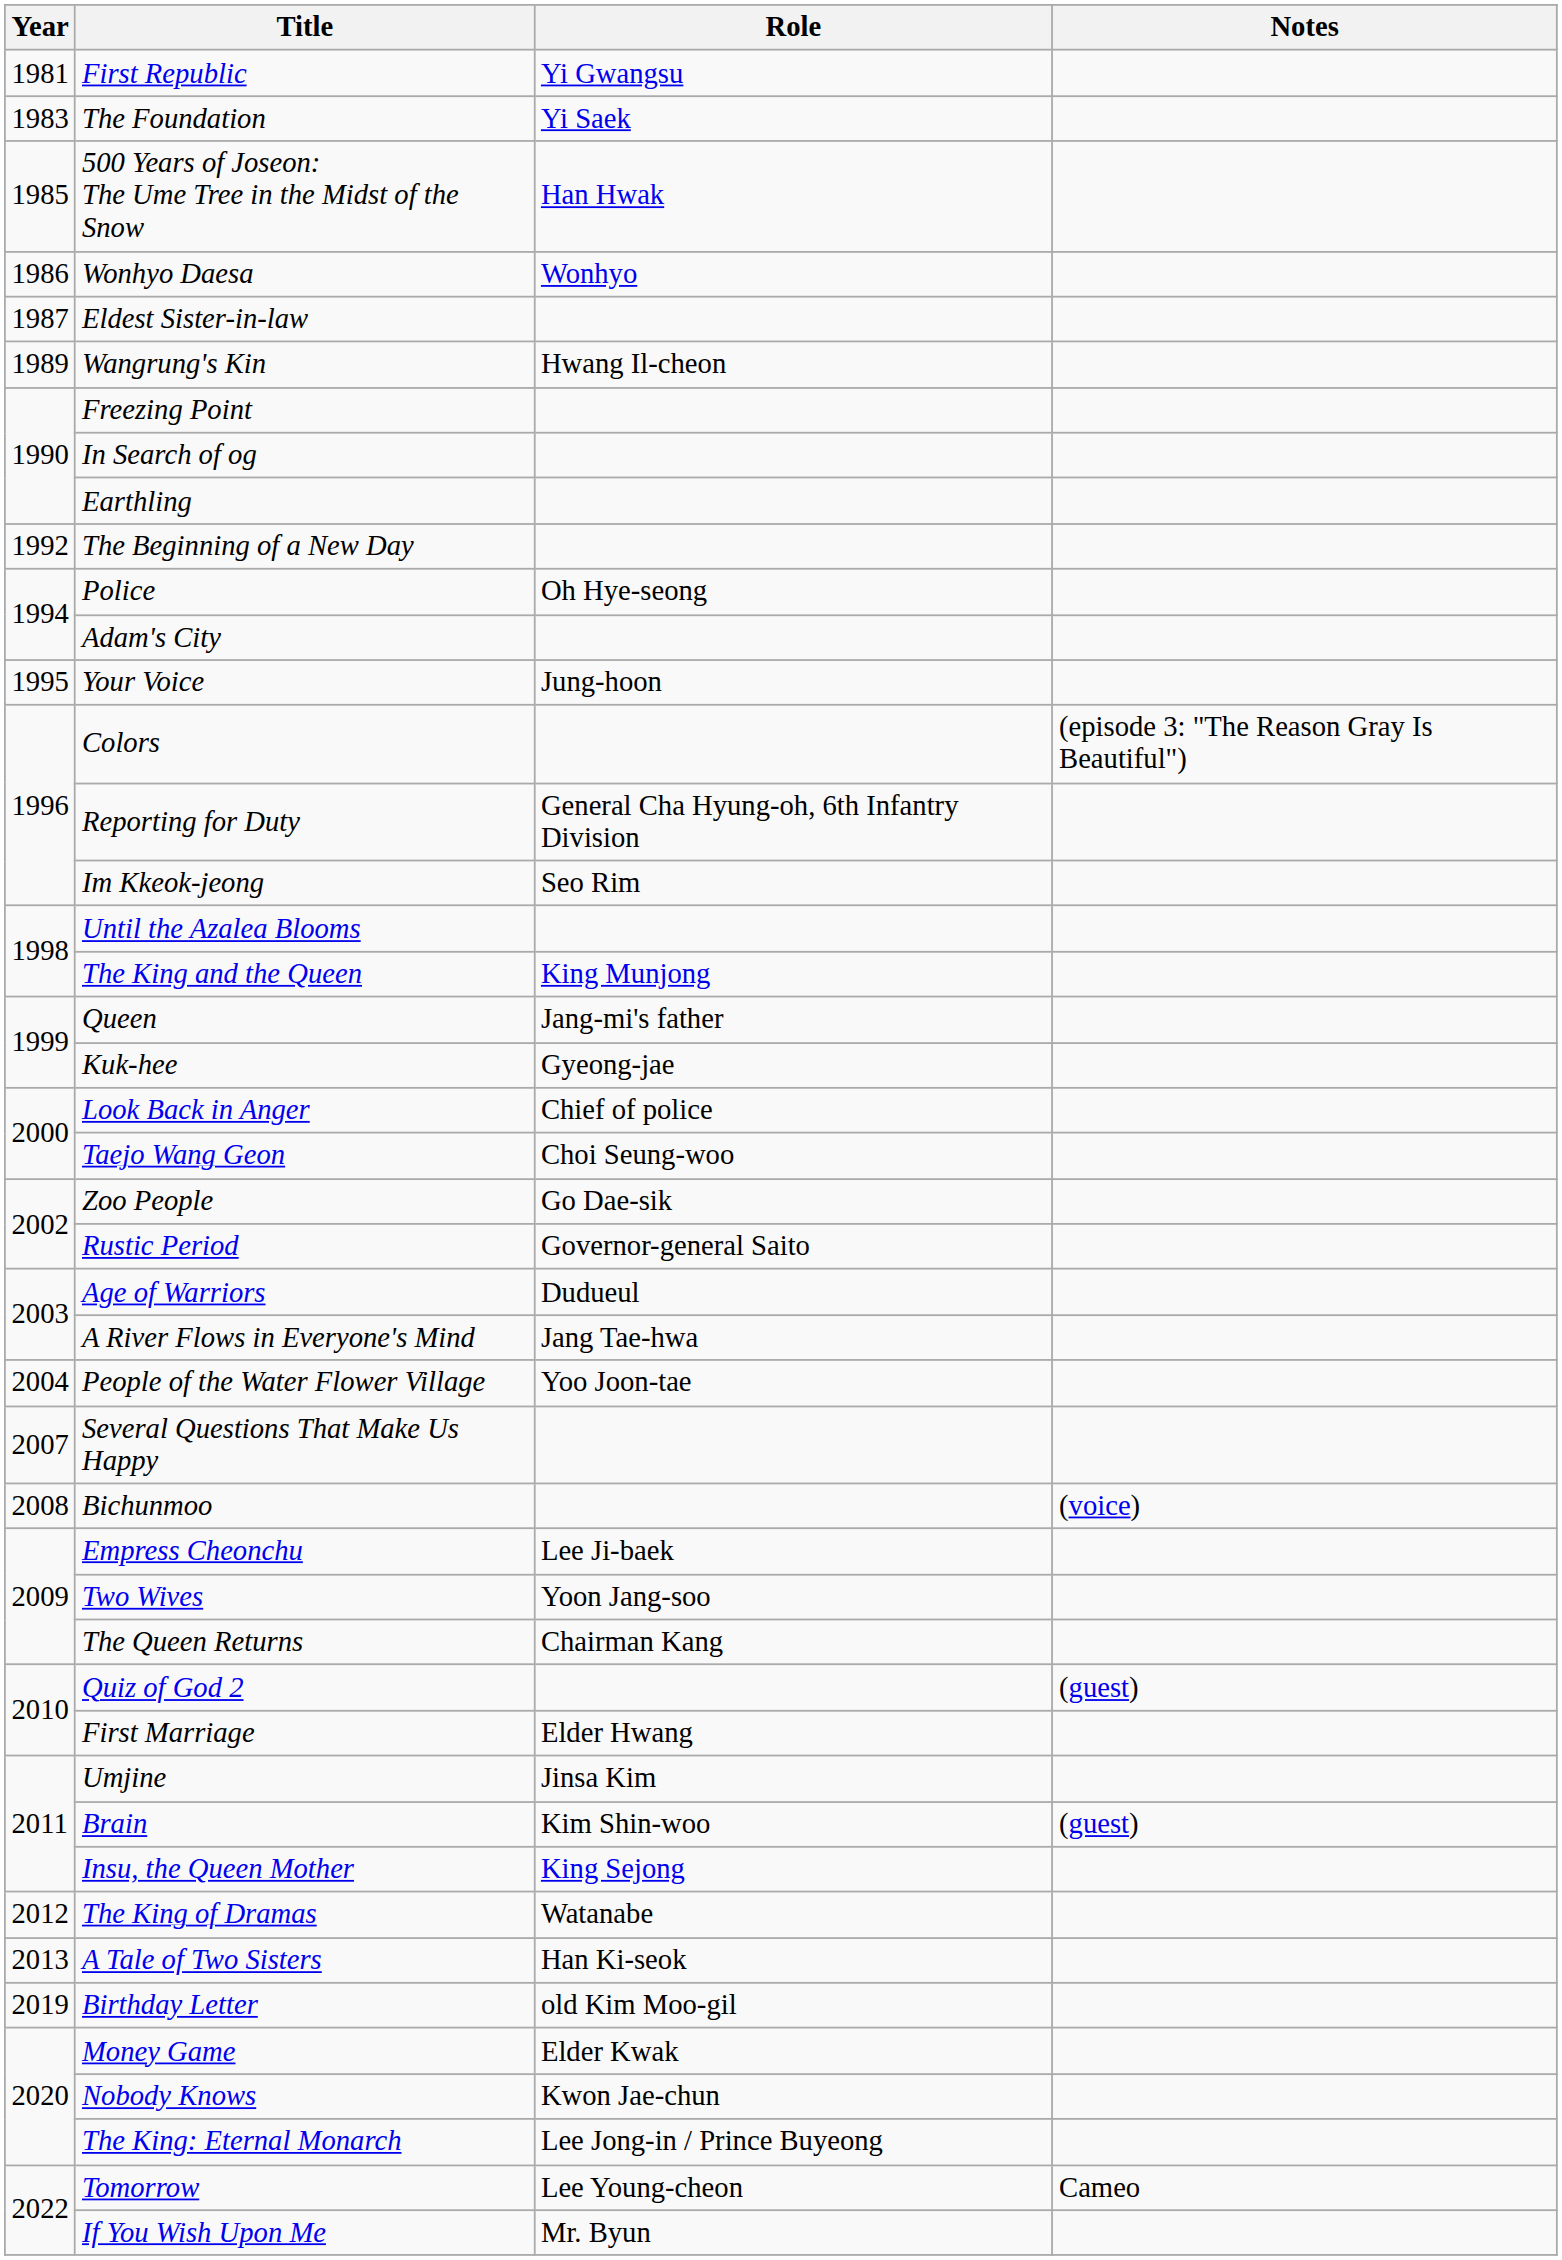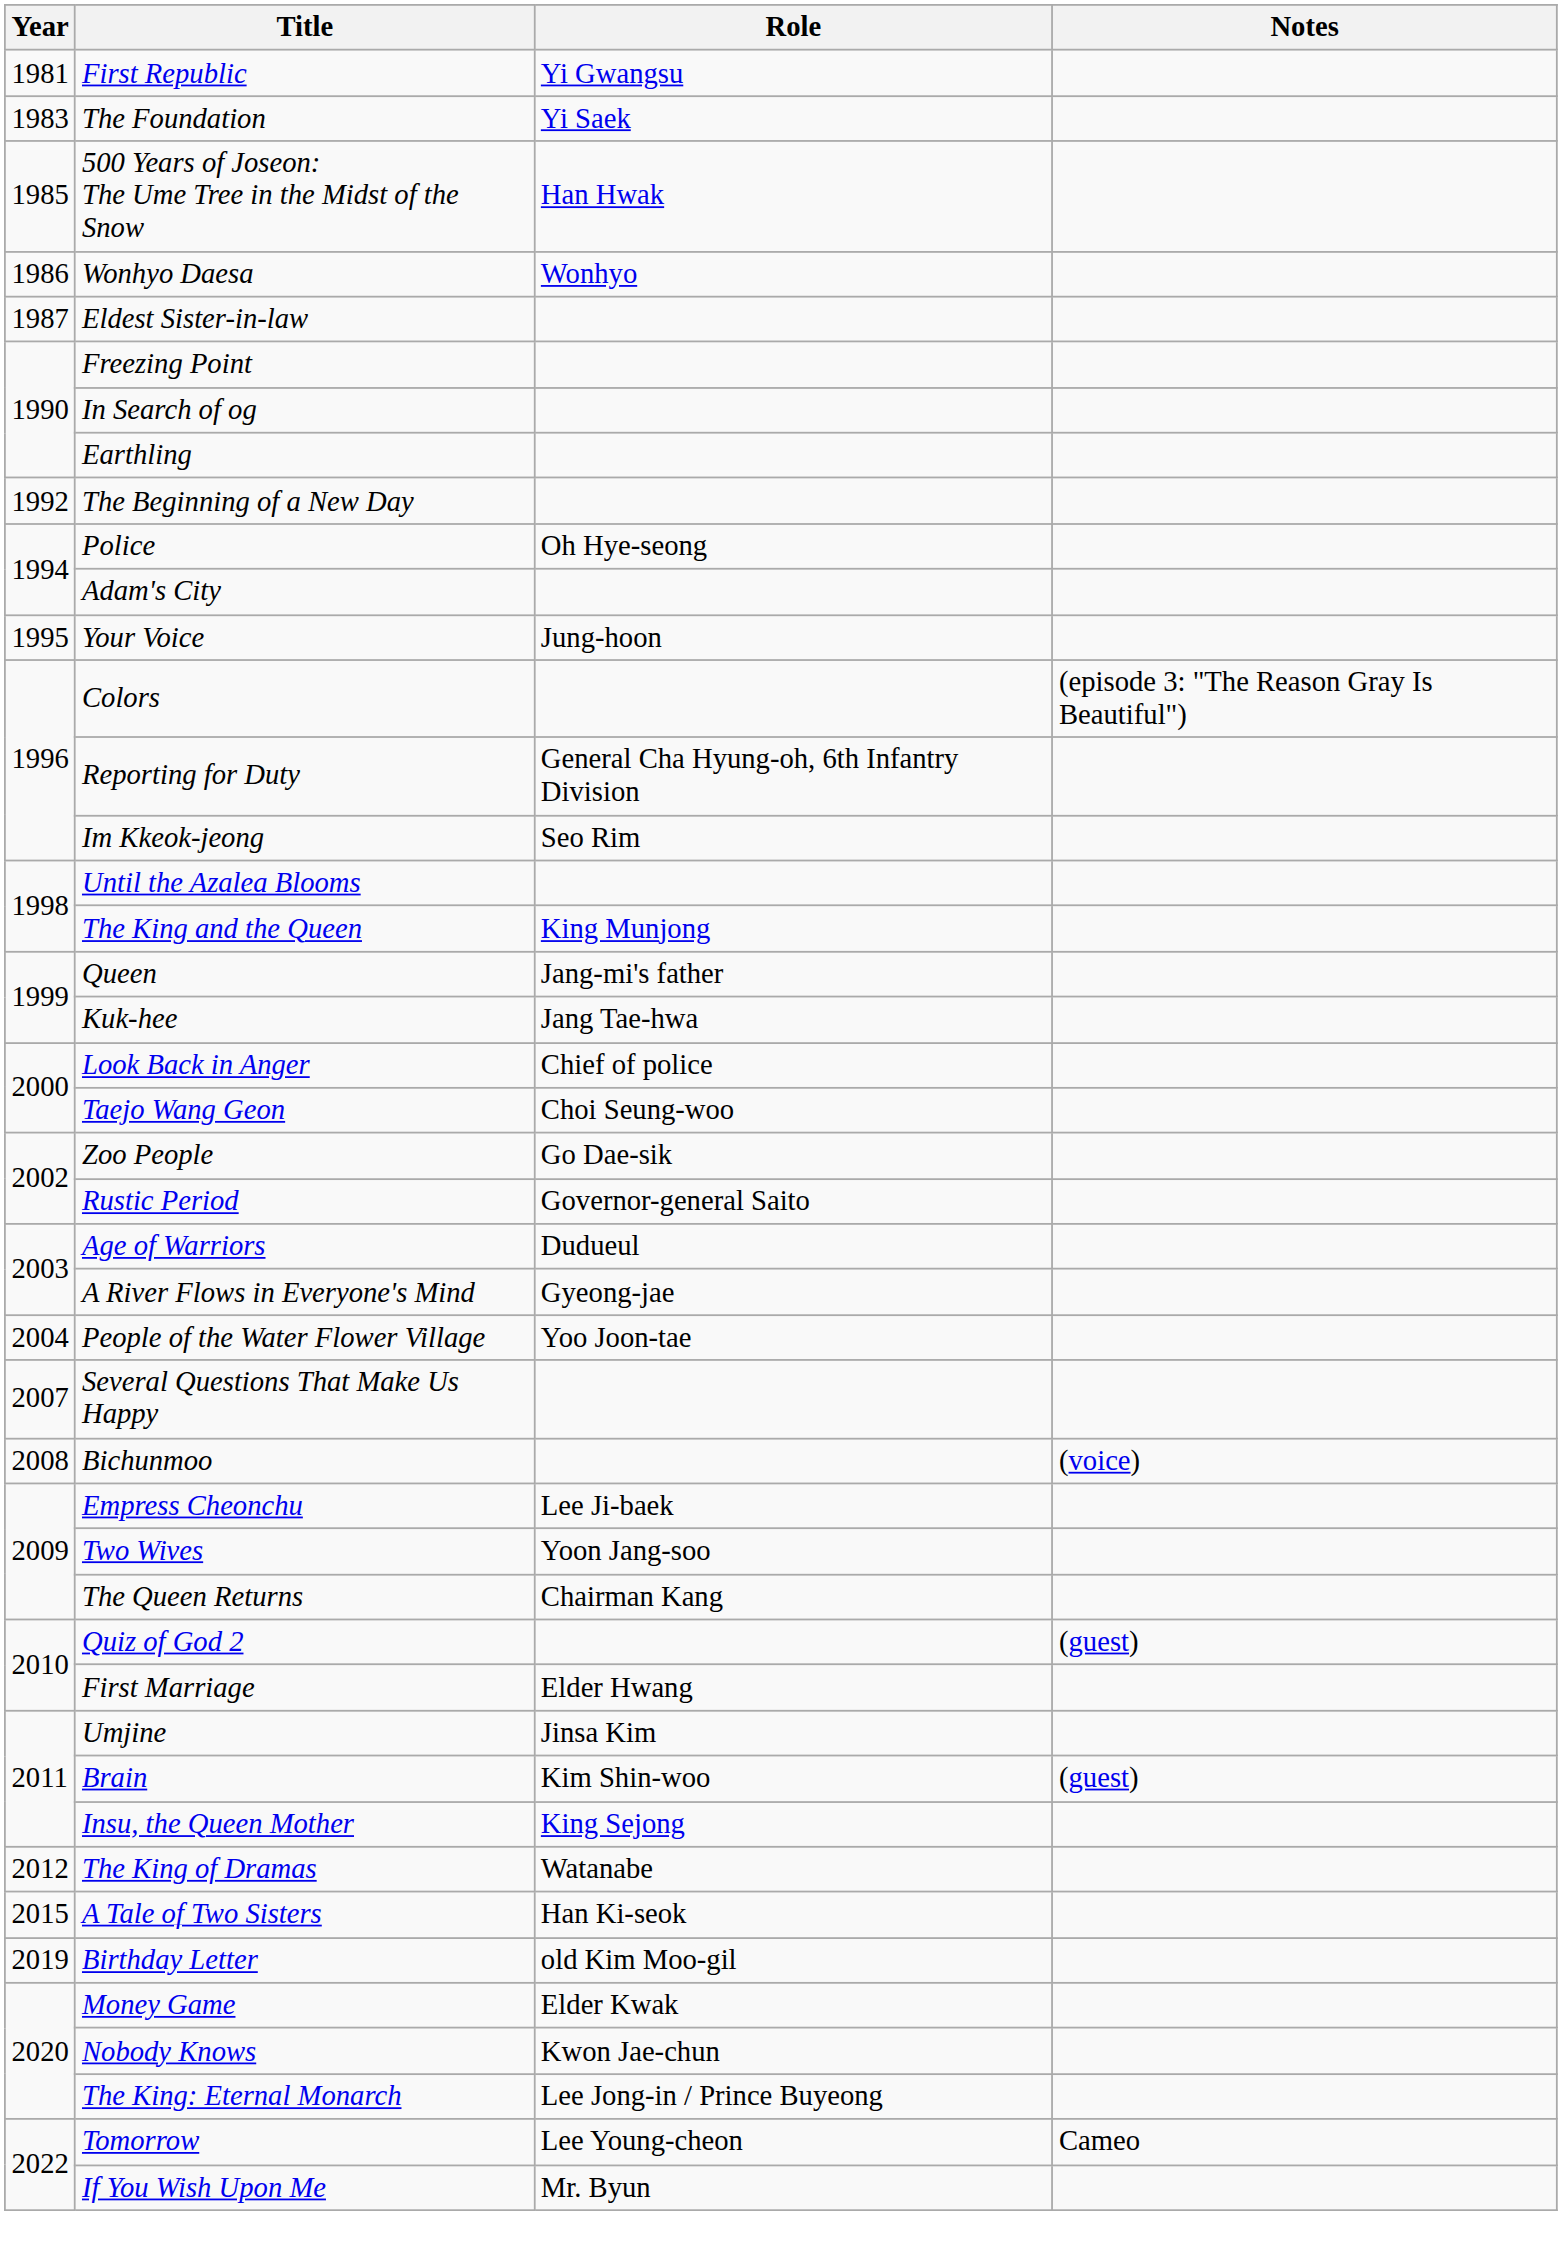- row: (174, 364)
(608, 1064) Gyeong-jae -> (620, 1019) Jang Tae-hwa
(620, 1337) Jang Tae-hwa -> (608, 1291) Gyeong-jae
(40, 1959) 2013 -> (40, 1914) 2015
